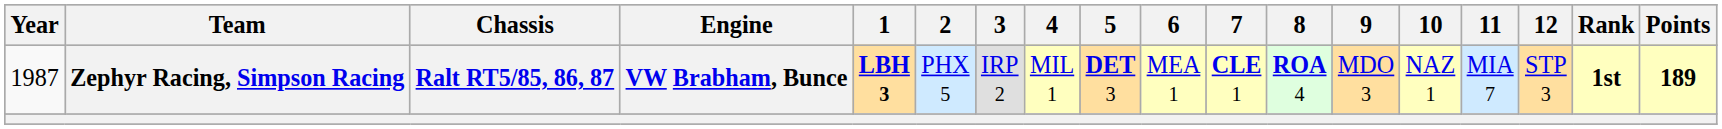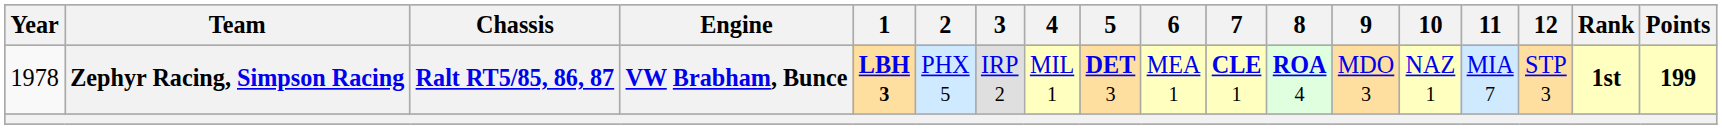(35, 79) 1987 -> (35, 79) 1978
(1678, 79) 189 -> (1678, 79) 199
